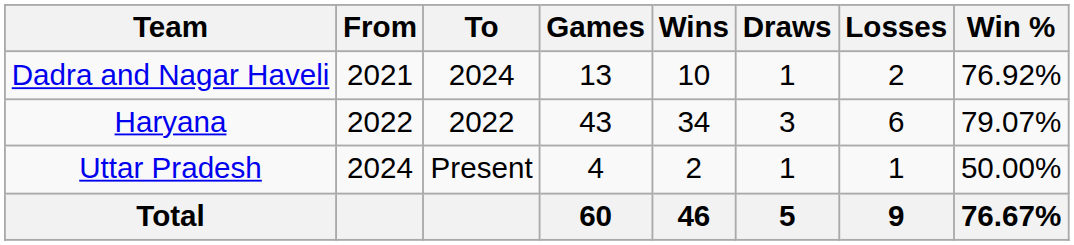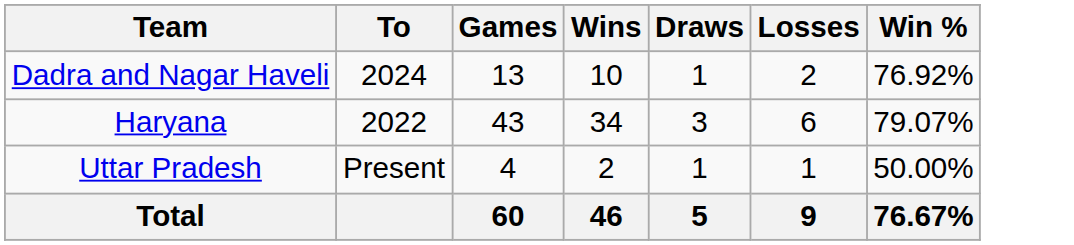- column: (380, 27)
